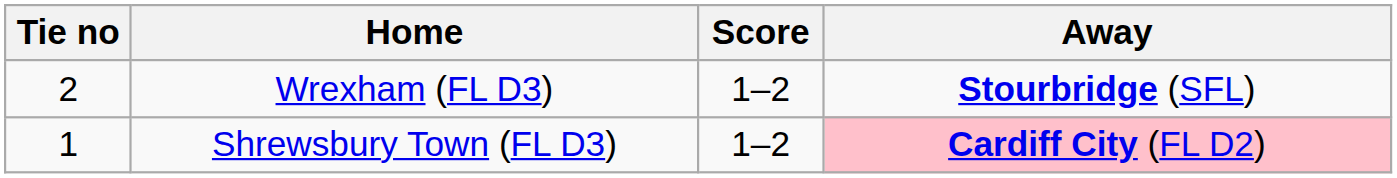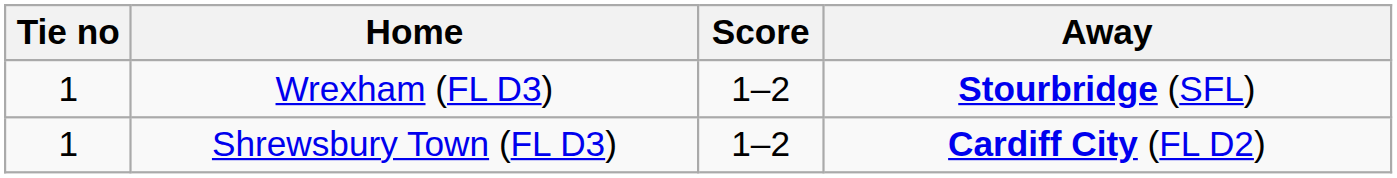(68, 88) 2 -> (68, 88) 1
(1107, 144) pink background -> (1107, 144) no background
